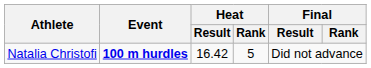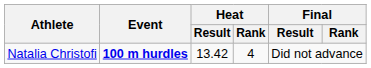(212, 54) 16.42 -> (212, 54) 13.42
(251, 54) 5 -> (251, 54) 4
